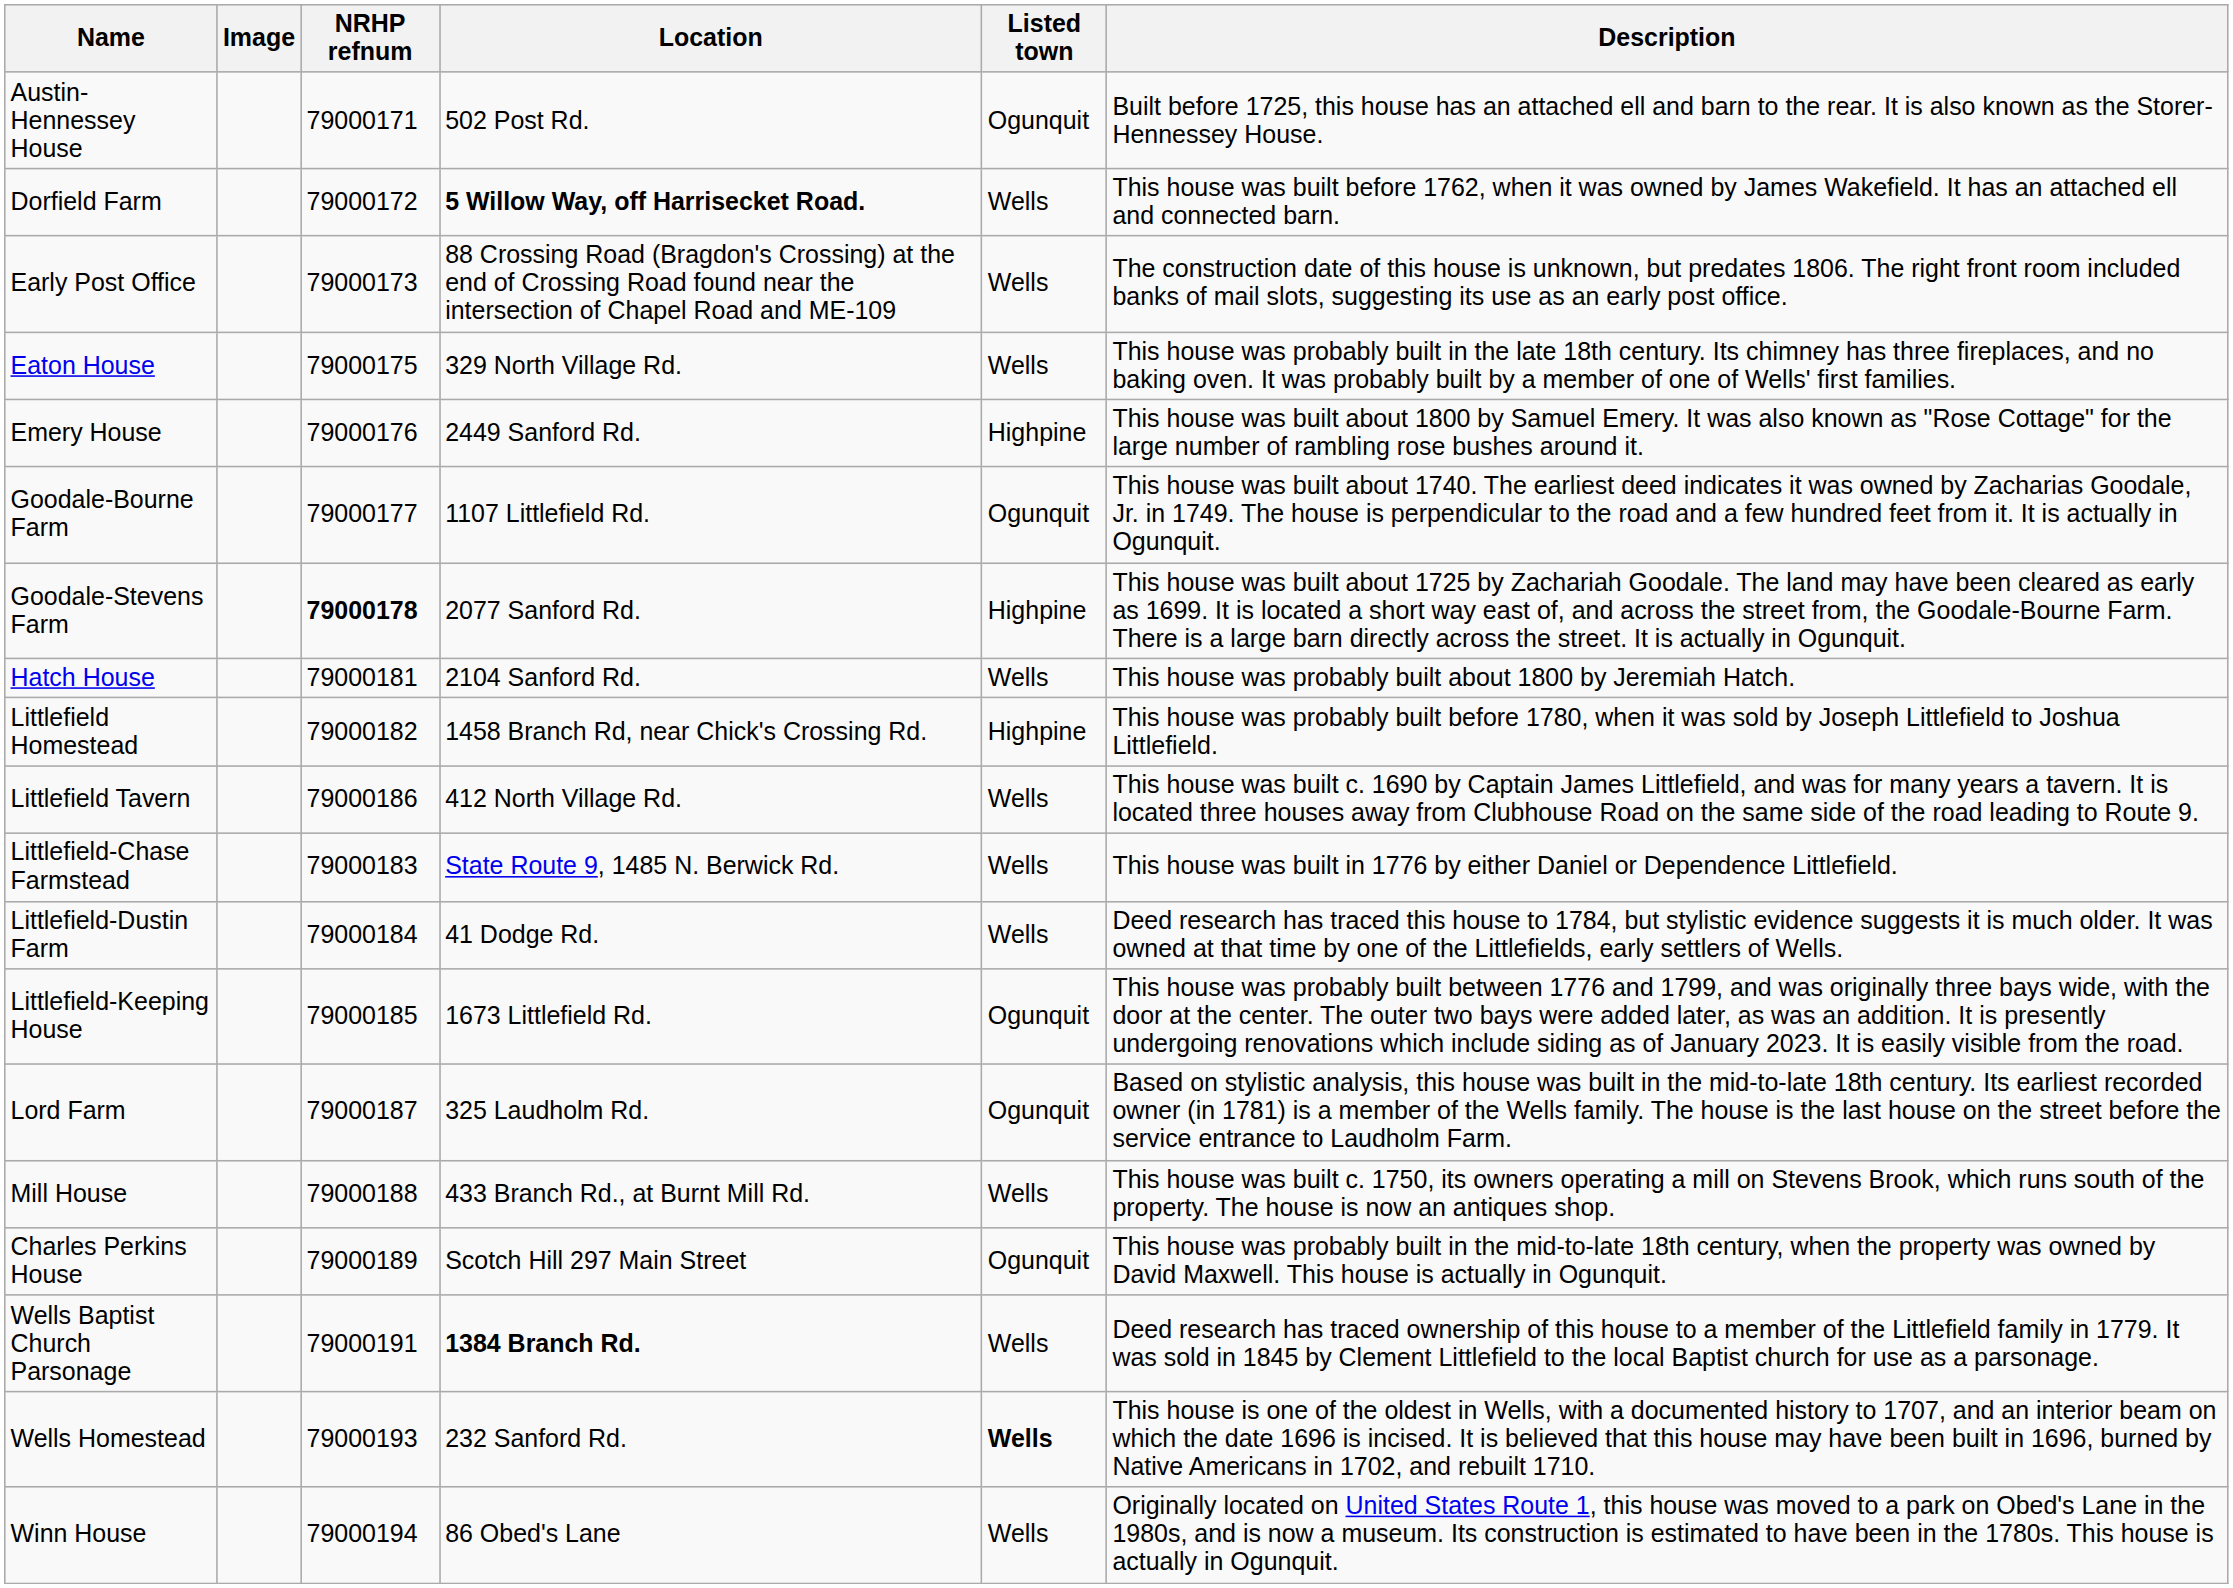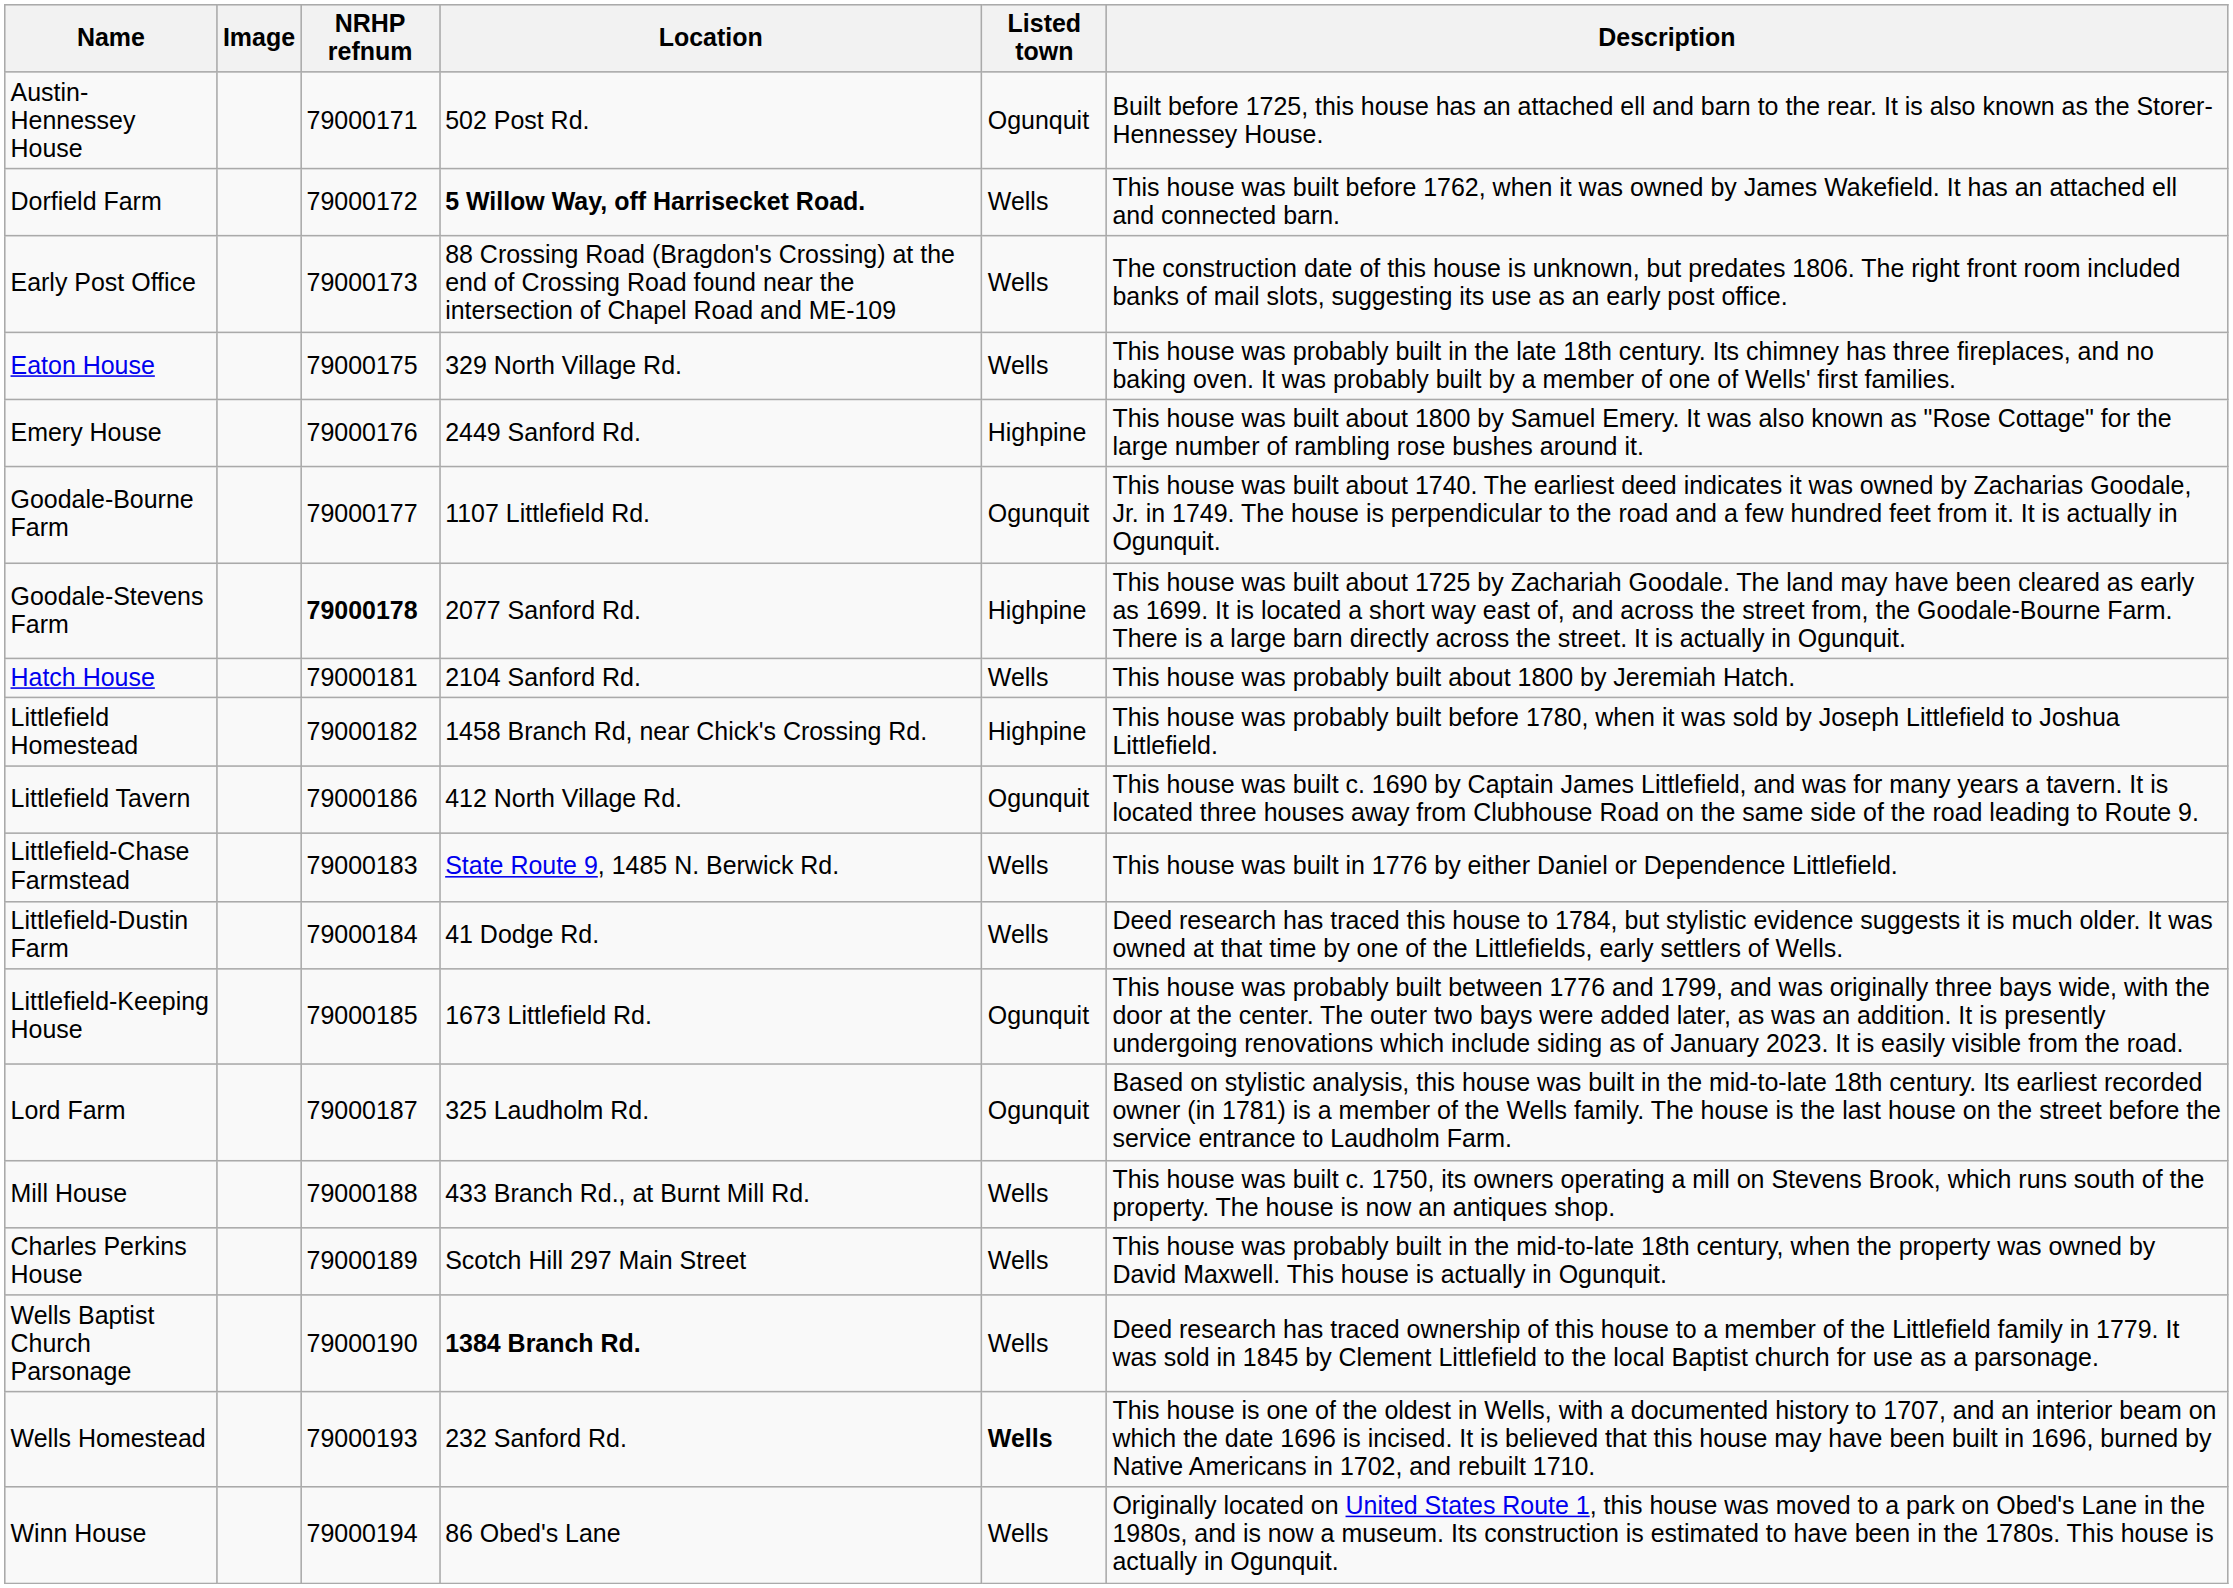(1018, 799) Wells -> (1038, 799) Ogunquit
(1038, 1261) Ogunquit -> (1018, 1261) Wells
(362, 1343) 79000191 -> (362, 1343) 79000190
